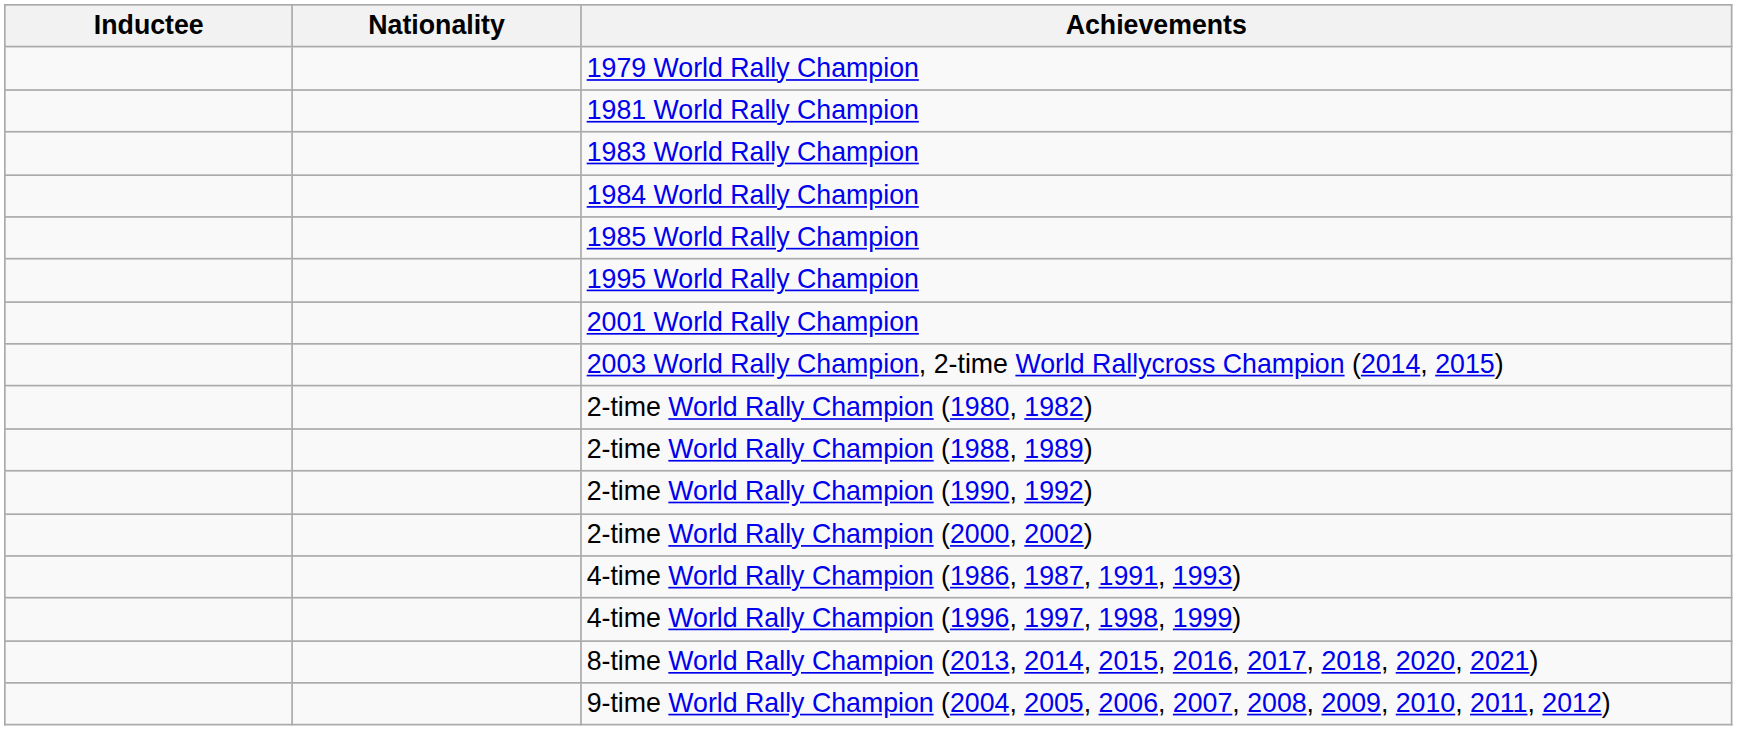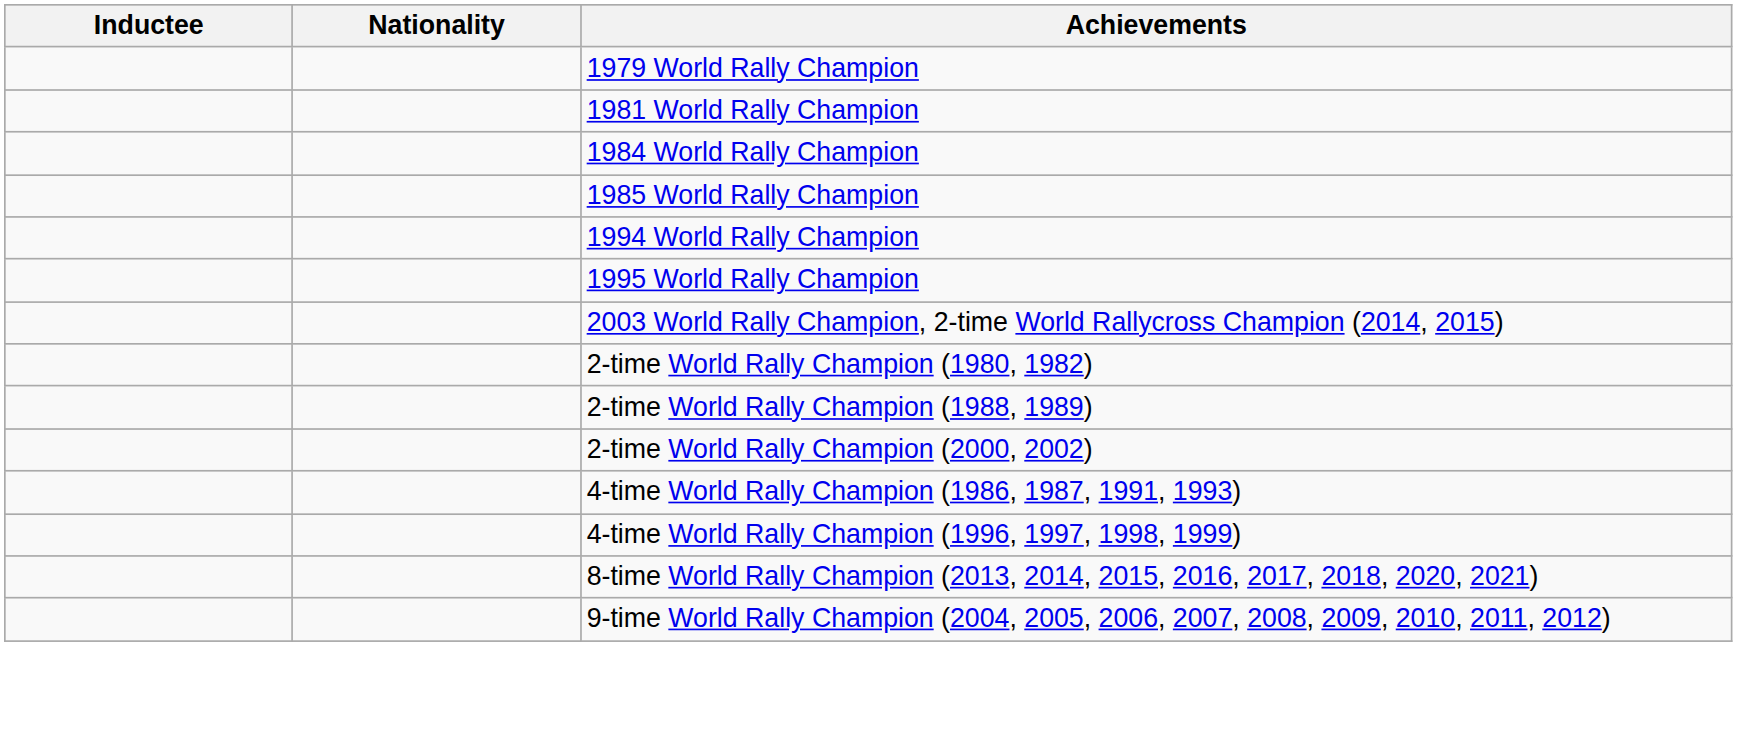- row: (753, 152)
+ row: (753, 237)
- row: (753, 322)
- row: (840, 491)
